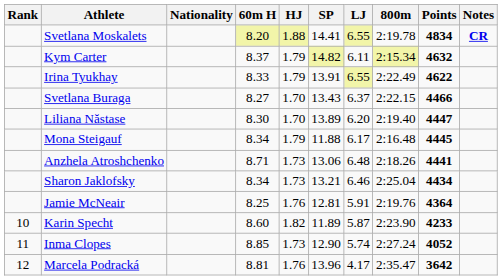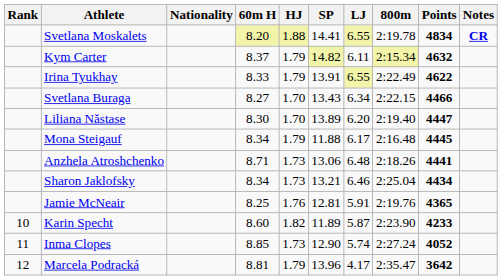(358, 98) 6.37 -> (358, 98) 6.34
(439, 202) 4364 -> (439, 202) 4365
(294, 264) 1.76 -> (294, 264) 1.79
